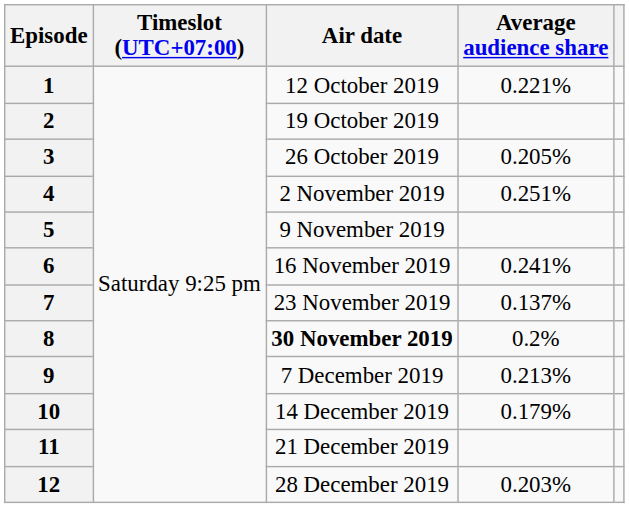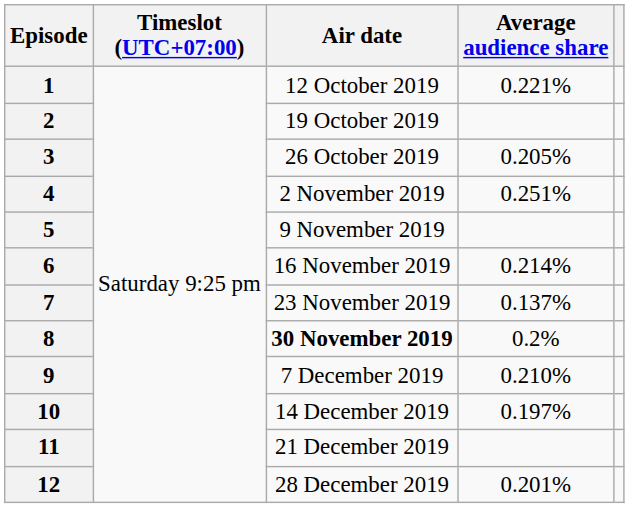(536, 266) 0.241% -> (536, 266) 0.214%
(536, 374) 0.213% -> (536, 374) 0.210%
(536, 411) 0.179% -> (536, 411) 0.197%
(536, 483) 0.203% -> (536, 483) 0.201%
